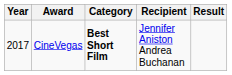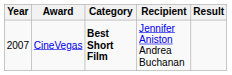(18, 45) 2017 -> (18, 45) 2007
